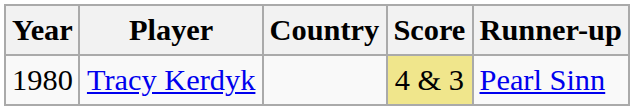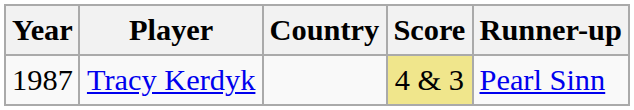(42, 79) 1980 -> (42, 79) 1987
